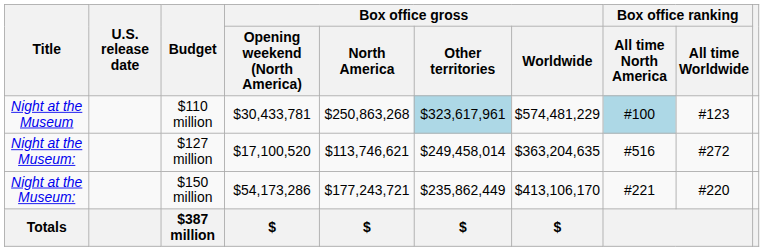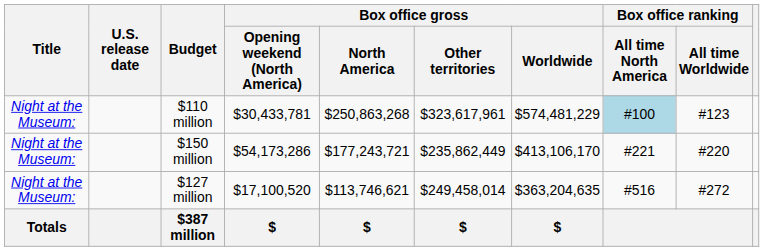(47, 114) Night at the Museum -> (47, 114) Night at the Museum:
(463, 114) lightblue background -> (463, 114) no background
rows swapped: (193, 189) <-> (193, 152)
